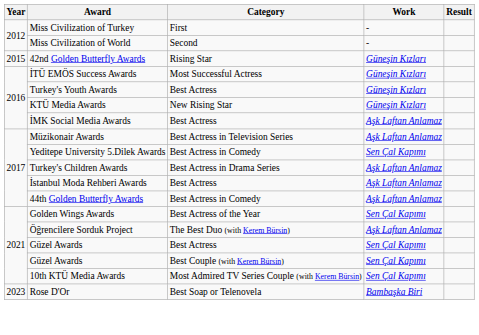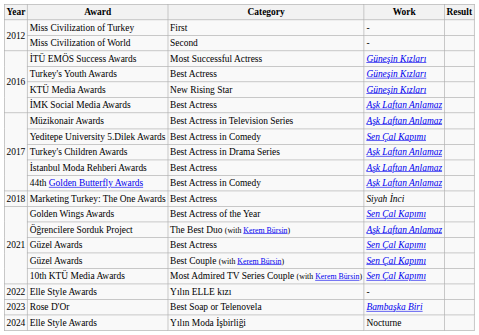- row: (87, 59)
+ row: (98, 198)
+ row: (63, 292)
+ row: (63, 323)
